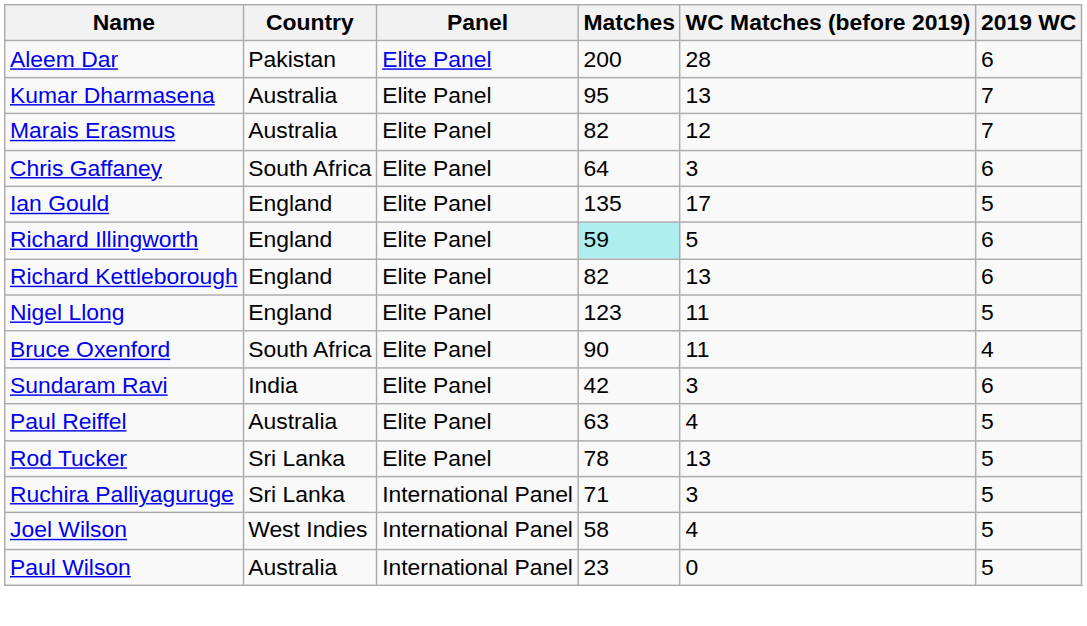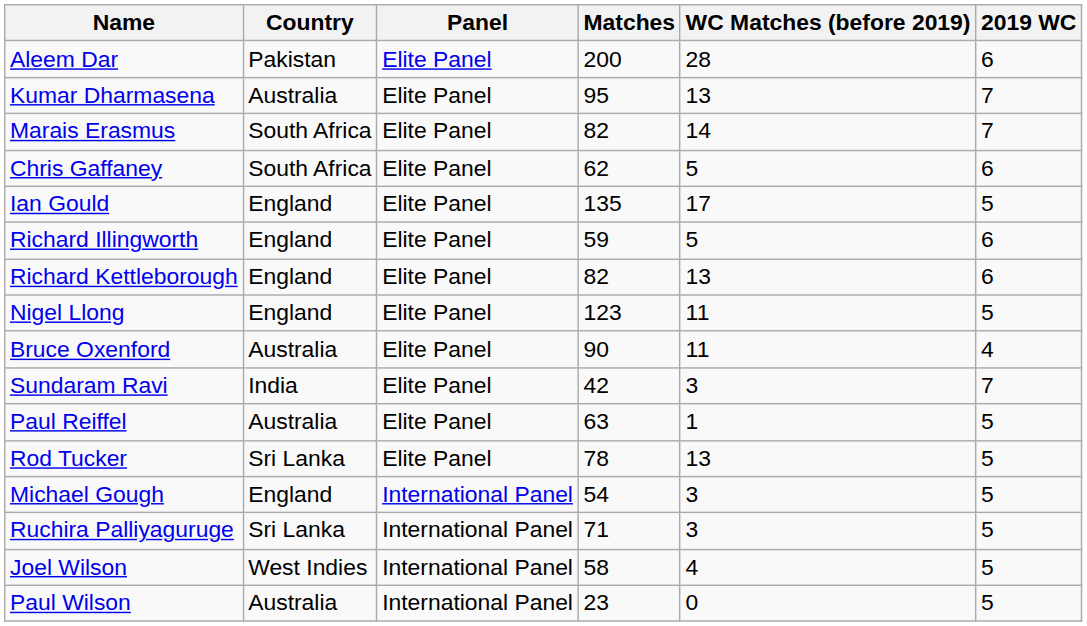(293, 131) Australia -> (310, 131) South Africa
(698, 131) 12 -> (698, 131) 14
(596, 167) 64 -> (596, 167) 62
(692, 167) 3 -> (692, 167) 5
(596, 240) paleturquoise background -> (596, 240) no background
(310, 349) South Africa -> (293, 349) Australia
(987, 385) 6 -> (987, 385) 7
(692, 421) 4 -> (692, 421) 1
+ row: (87, 494)
